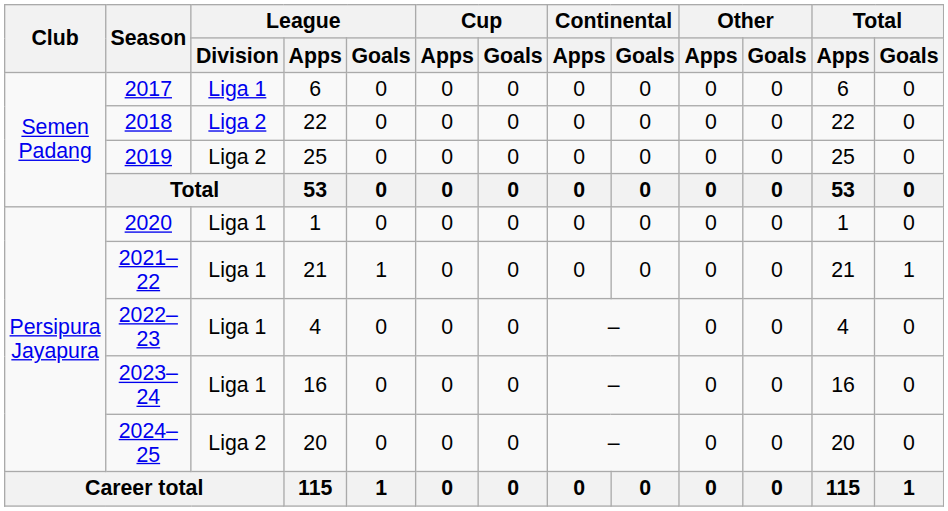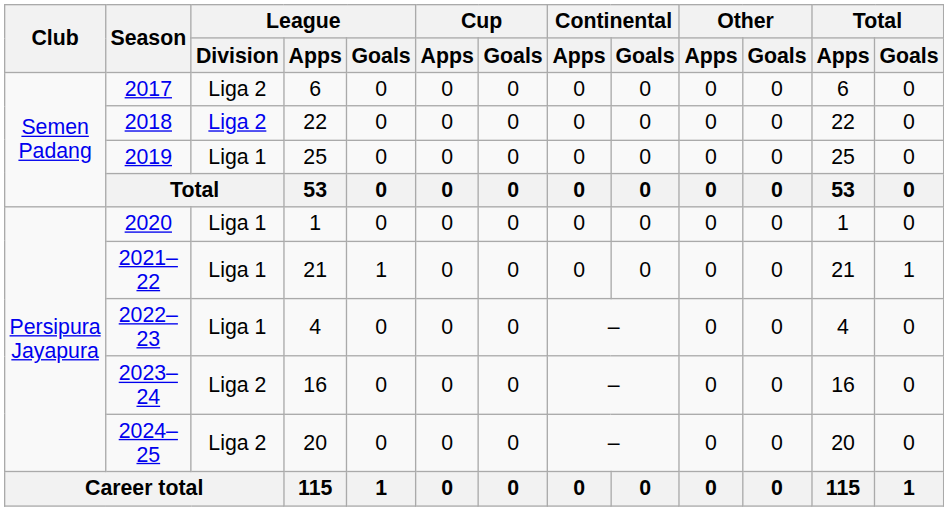(237, 88) Liga 1 -> (237, 88) Liga 2
(237, 156) Liga 2 -> (237, 156) Liga 1
(237, 384) Liga 1 -> (237, 384) Liga 2
